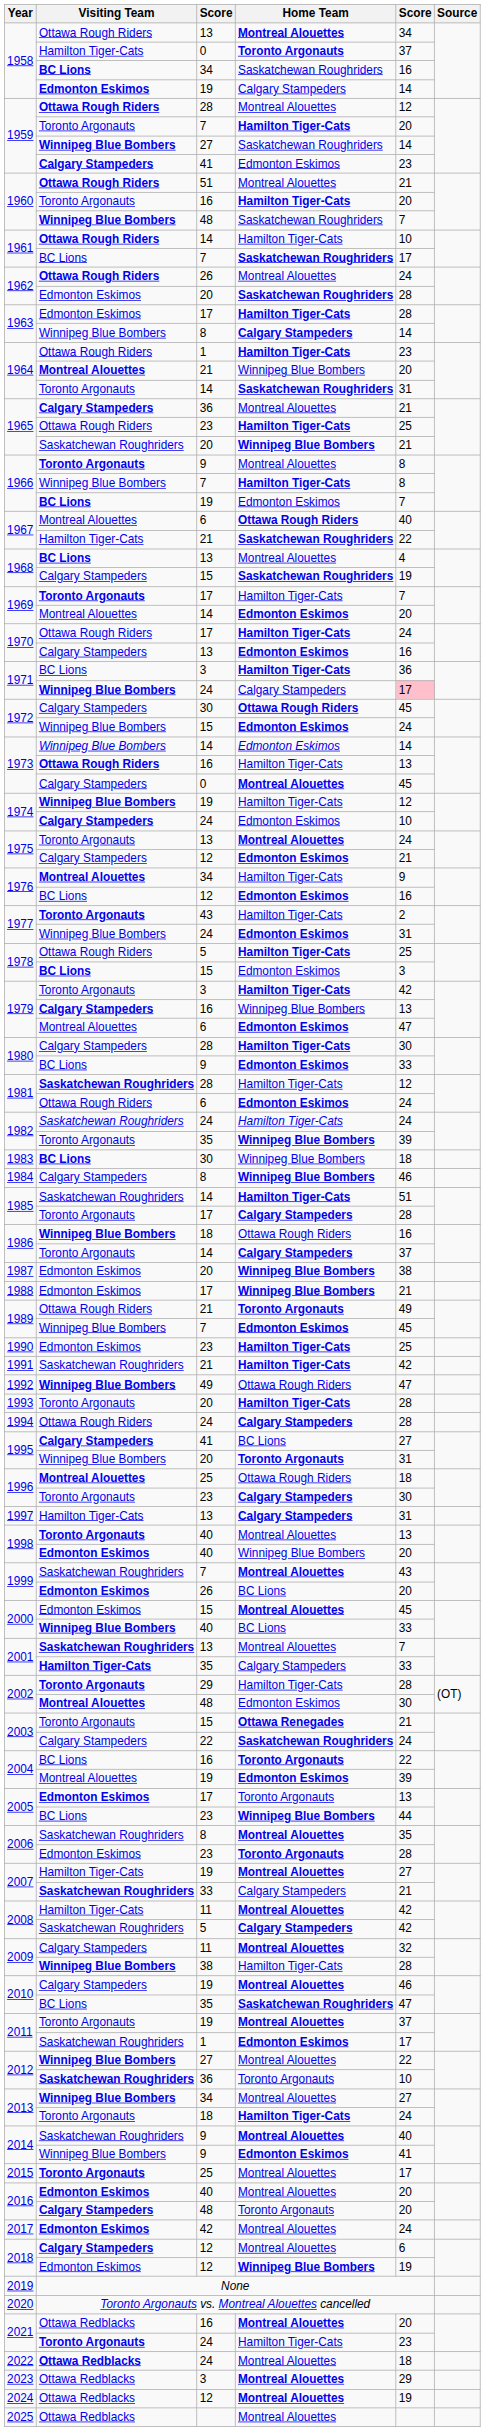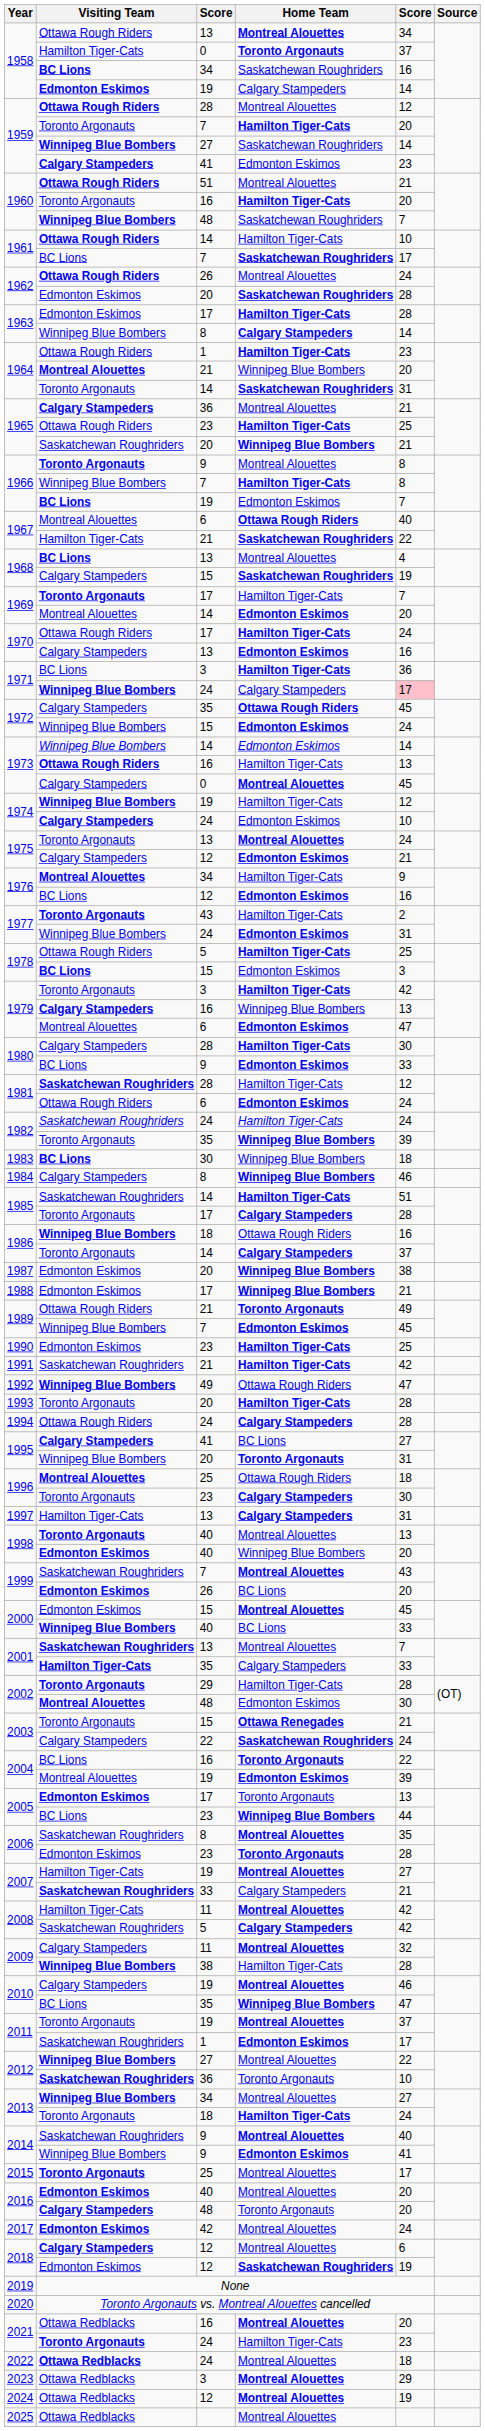(206, 708) 30 -> (206, 708) 35
(316, 2004) Saskatchewan Roughriders -> (306, 2004) Winnipeg Blue Bombers
(306, 2267) Winnipeg Blue Bombers -> (316, 2267) Saskatchewan Roughriders
